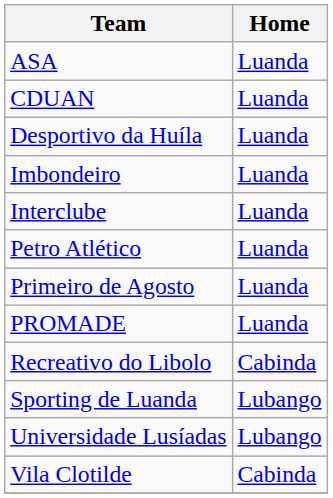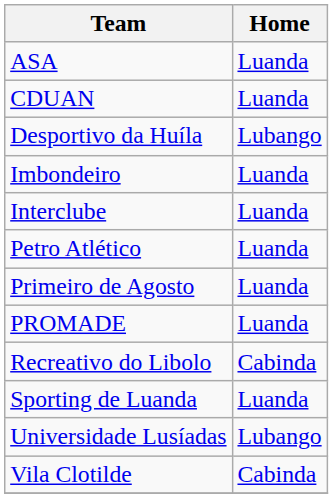(273, 135) Luanda -> (280, 135) Lubango
(280, 398) Lubango -> (273, 398) Luanda
